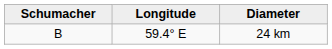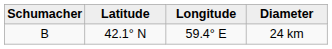+ column: (125, 14)
